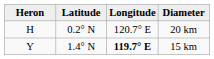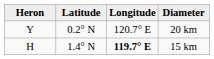(30, 29) H -> (30, 29) Y
(30, 46) Y -> (30, 46) H
